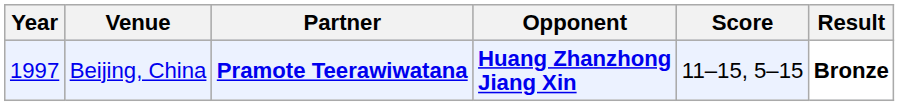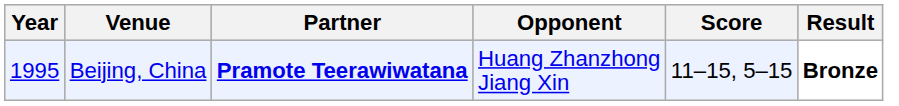(35, 70) 1997 -> (35, 70) 1995
(575, 70) bold -> (569, 70) normal
